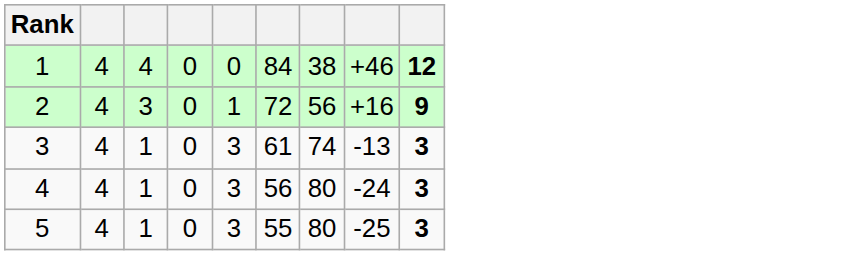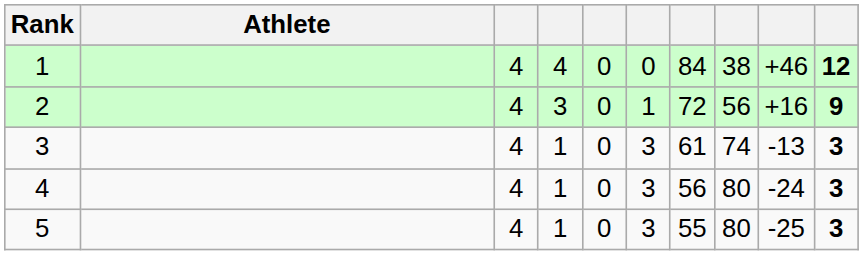+ column: (287, 24)
